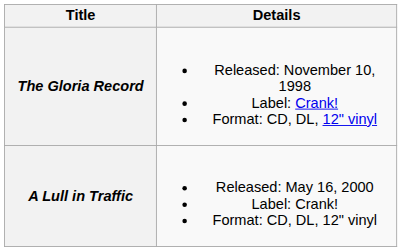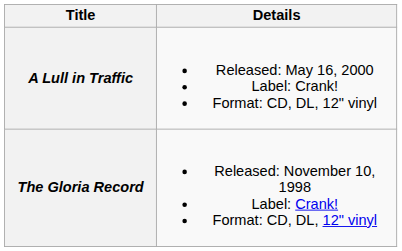rows swapped: (81, 86) <-> (81, 195)
